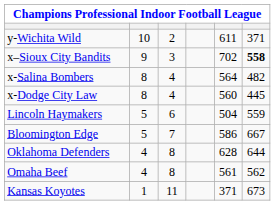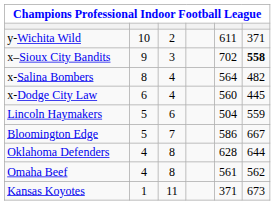(144, 95) 8 -> (144, 95) 6
